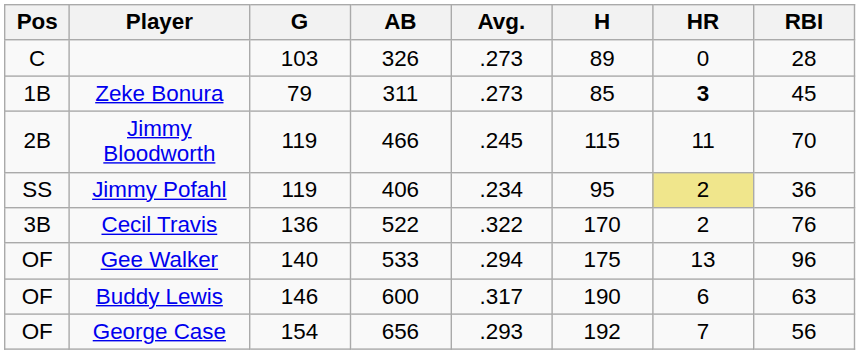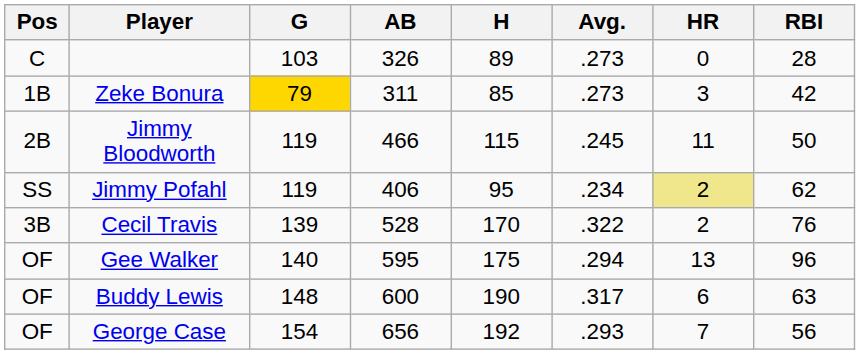columns swapped: (602, 22) <-> (501, 22)
(299, 93) no background -> (299, 93) gold background
(703, 93) bold -> (703, 93) normal
(804, 93) 45 -> (804, 93) 42
(804, 141) 70 -> (804, 141) 50
(804, 189) 36 -> (804, 189) 62
(299, 225) 136 -> (299, 225) 139
(400, 225) 522 -> (400, 225) 528
(400, 260) 533 -> (400, 260) 595
(299, 296) 146 -> (299, 296) 148
